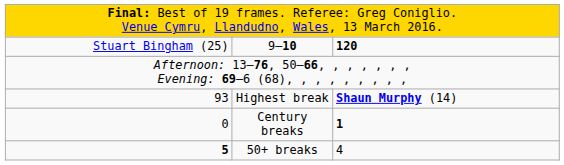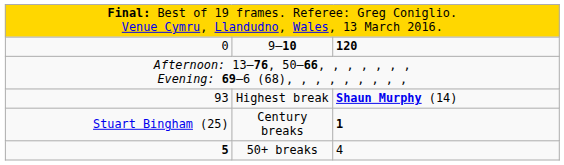(161, 47) Stuart Bingham (25) -> (225, 47) 0
(225, 125) 0 -> (161, 125) Stuart Bingham (25)
